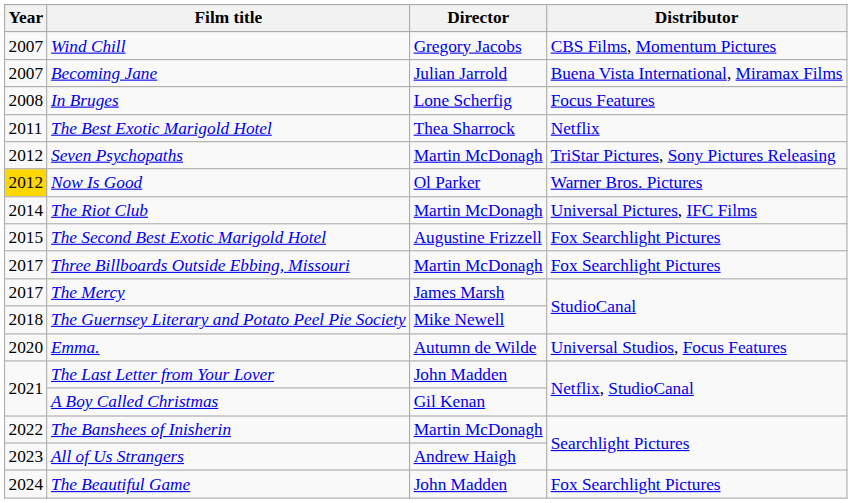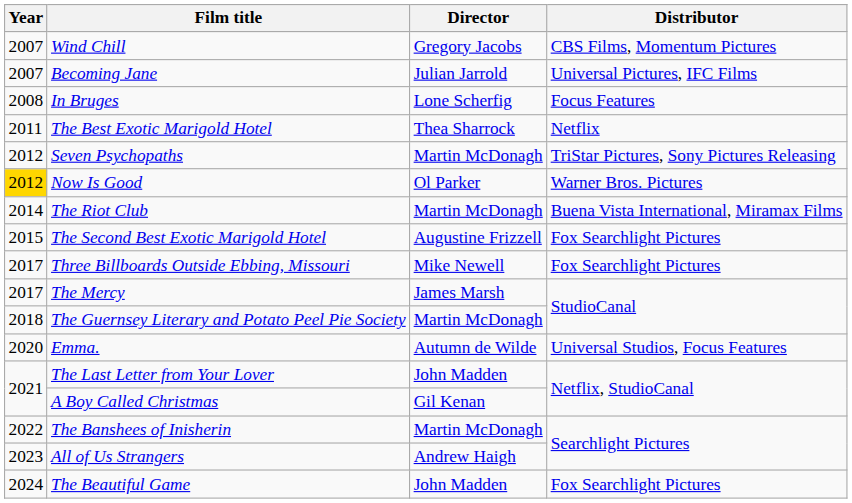(697, 73) Buena Vista International, Miramax Films -> (654, 73) Universal Pictures, IFC Films
(654, 210) Universal Pictures, IFC Films -> (697, 210) Buena Vista International, Miramax Films
(478, 264) Martin McDonagh -> (459, 264) Mike Newell
(459, 319) Mike Newell -> (478, 319) Martin McDonagh
